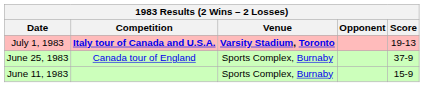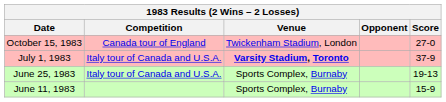+ row: (44, 43)
(144, 43) bold -> (154, 58) normal
(403, 43) 19-13 -> (425, 58) 37-9
(144, 58) Canada tour of England -> (154, 74) Italy tour of Canada and U.S.A.
(403, 58) 37-9 -> (425, 74) 19-13
